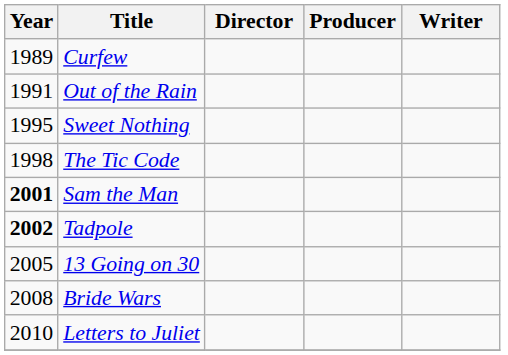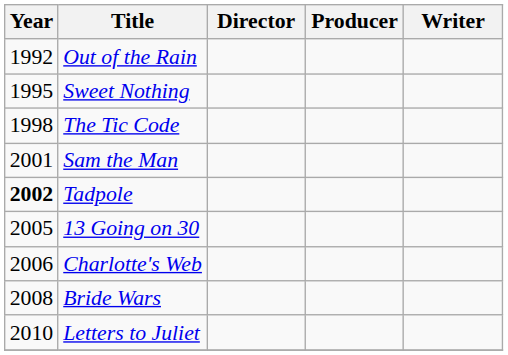- row: (95, 56)
(31, 90) 1991 -> (31, 56) 1992
(31, 194) bold -> (31, 159) normal
+ row: (133, 263)
